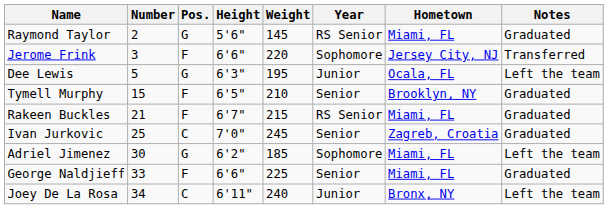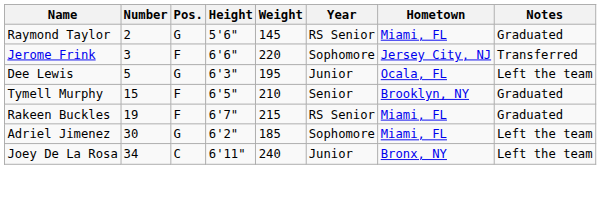(138, 114) 21 -> (131, 114) 19
- row: (55, 134)
- row: (66, 174)
